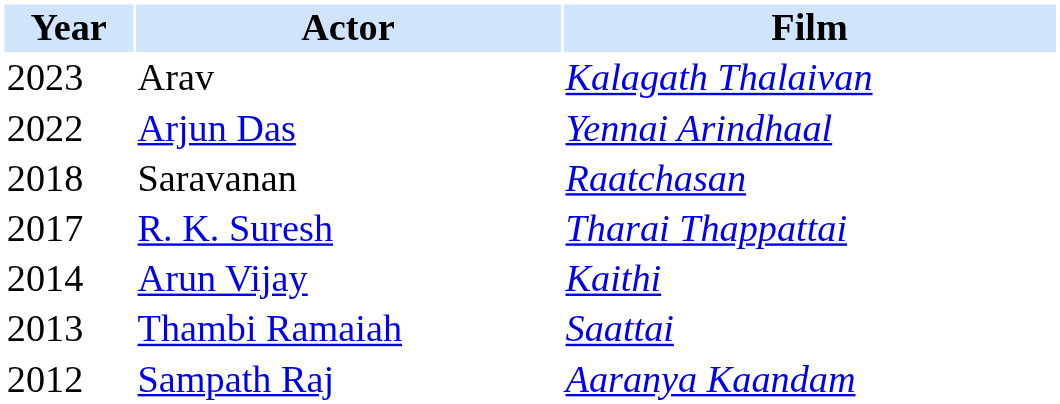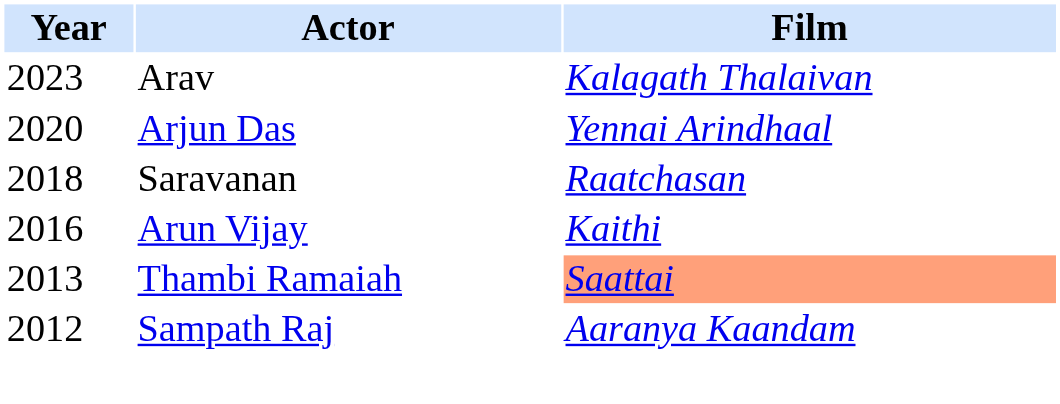(45, 127) 2022 -> (45, 127) 2020
- row: (235, 228)
(45, 278) 2014 -> (45, 228) 2016
(620, 328) no background -> (620, 278) lightsalmon background
